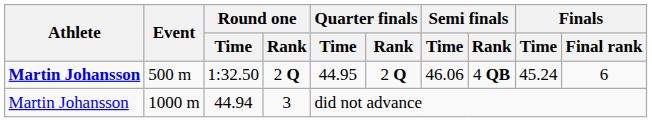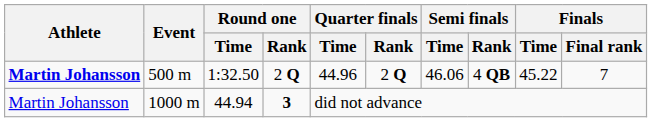(338, 74) 44.95 -> (338, 74) 44.96
(538, 74) 45.24 -> (538, 74) 45.22
(604, 74) 6 -> (604, 74) 7
(287, 102) normal -> (287, 102) bold
